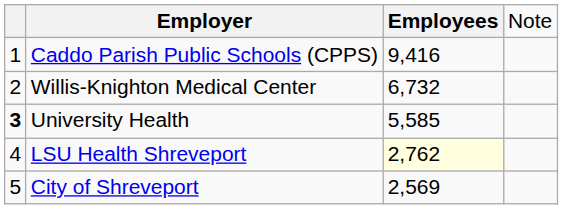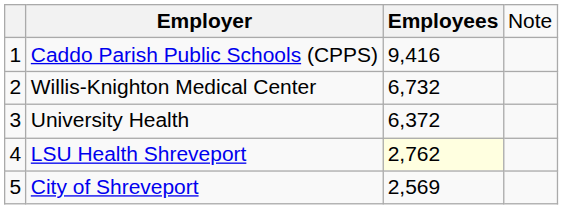(15, 120) bold -> (15, 120) normal
(414, 120) 5,585 -> (414, 120) 6,372
